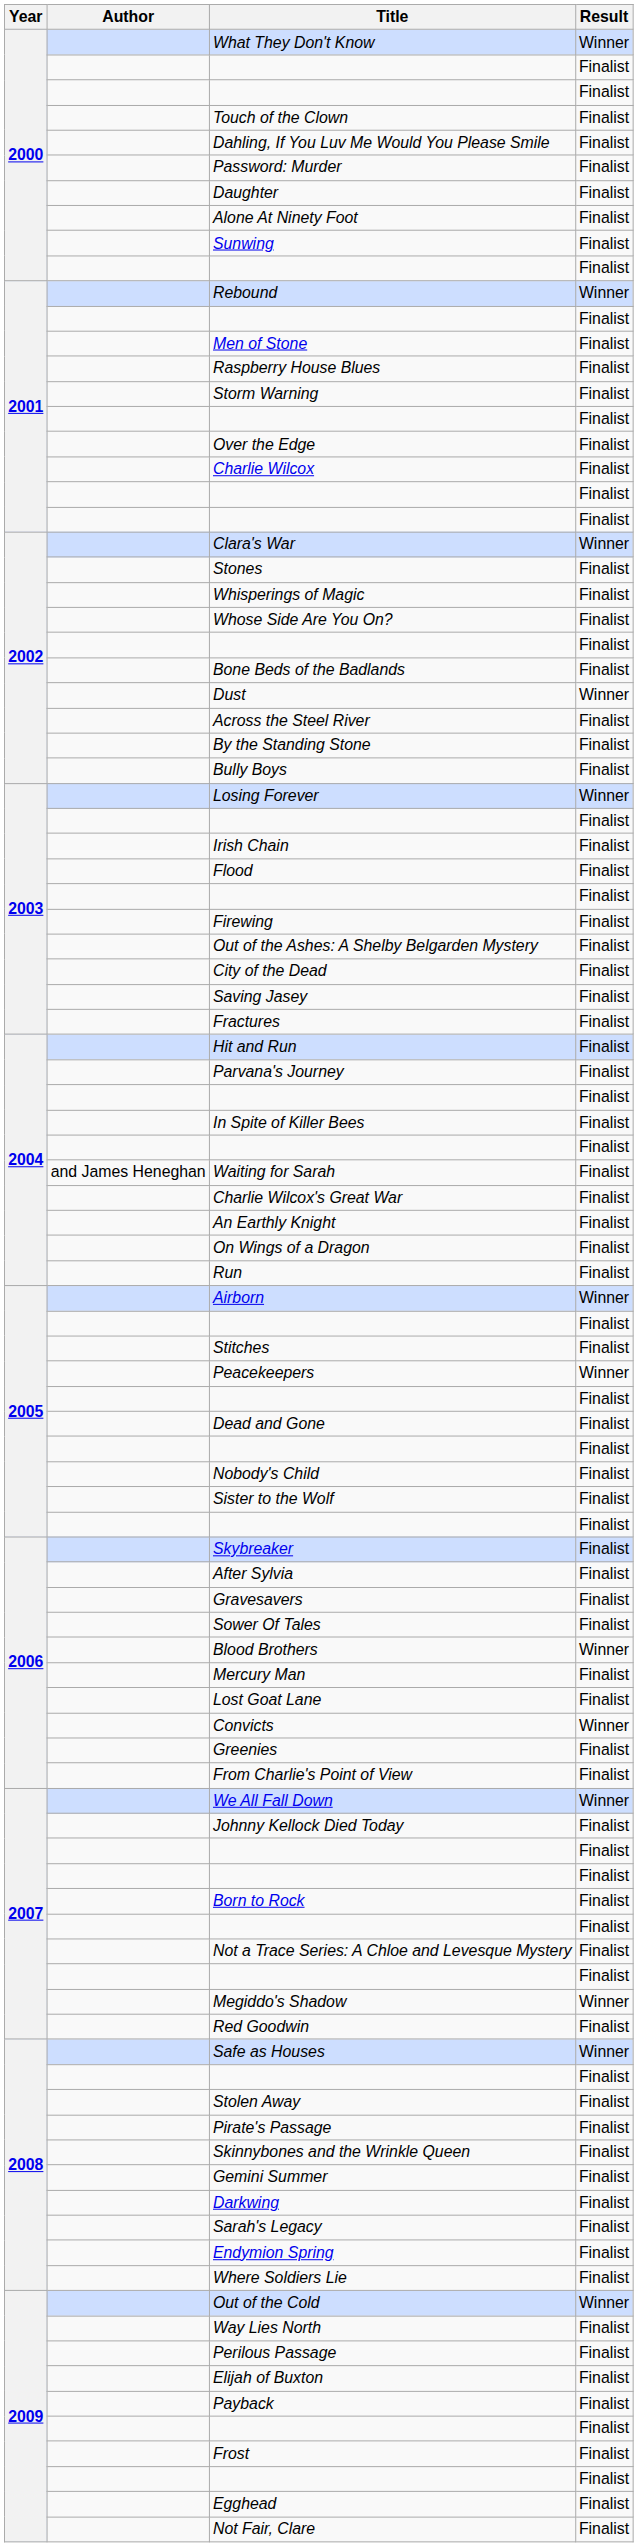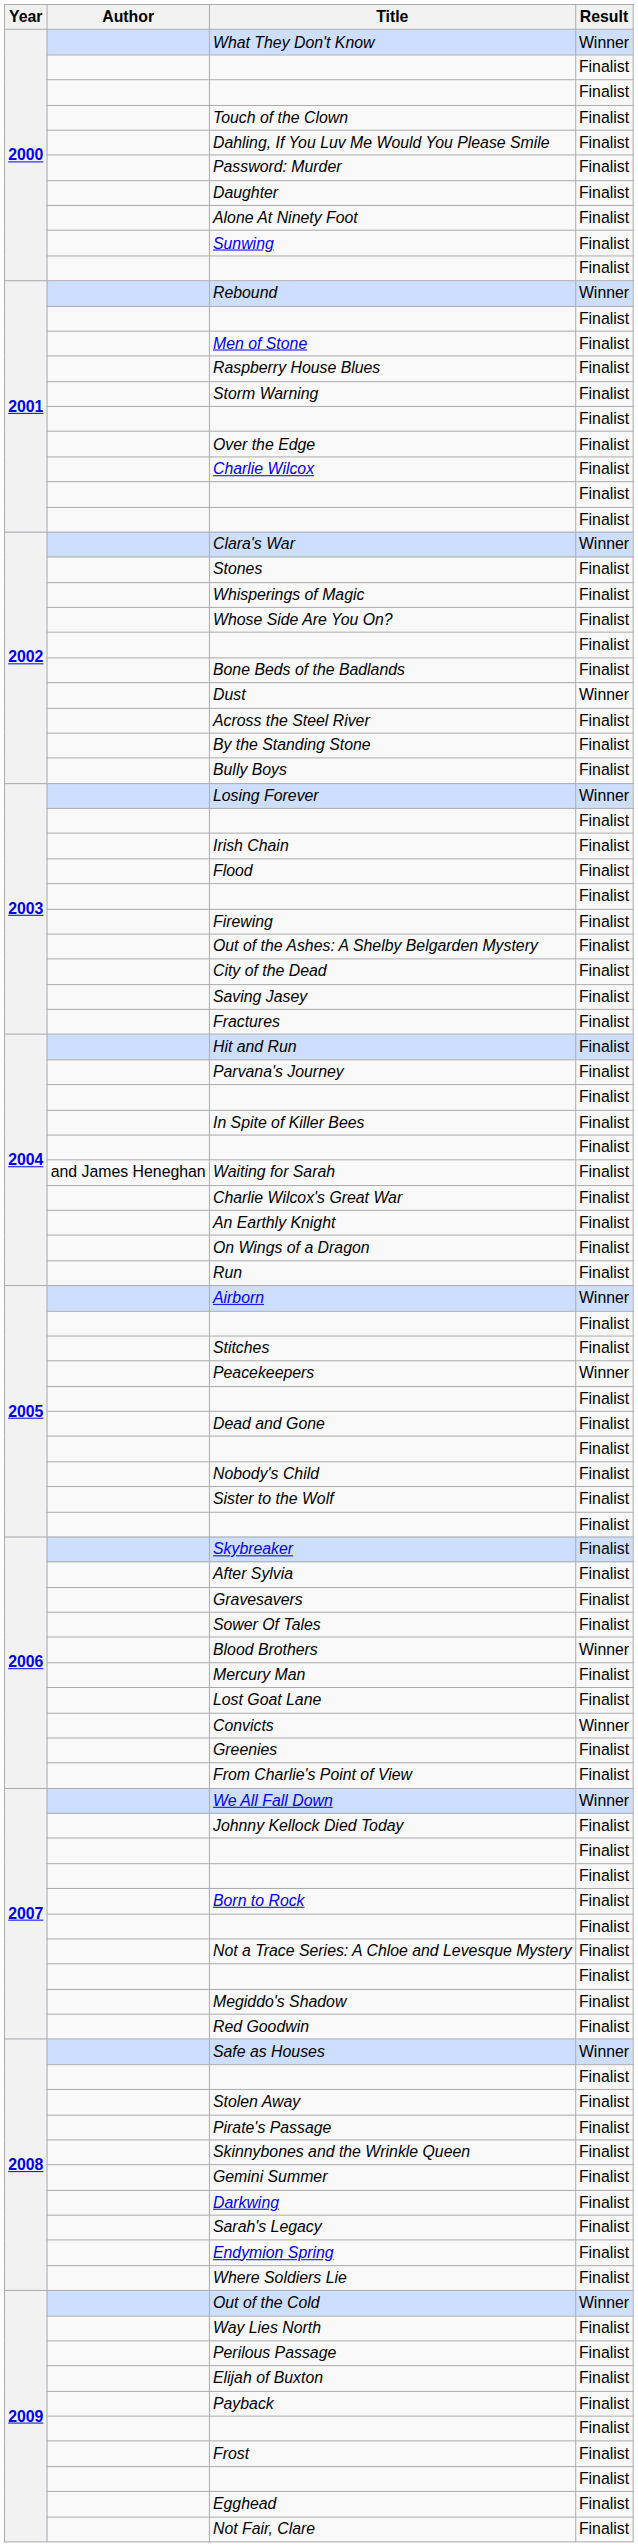(604, 2001) Winner -> (604, 2001) Finalist
